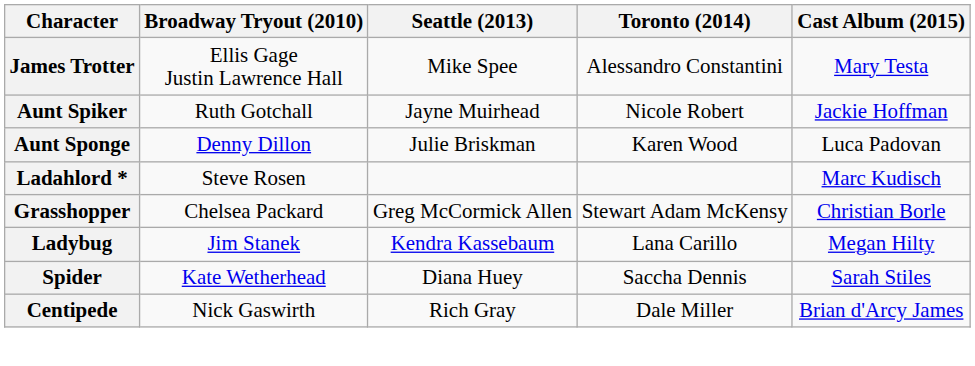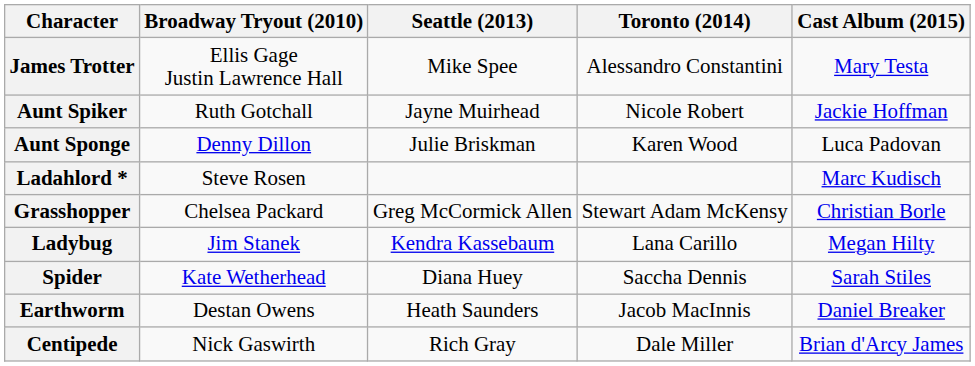+ row: (72, 310)
